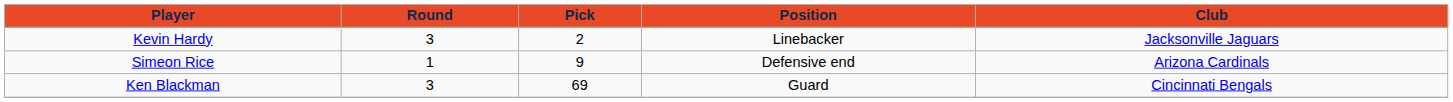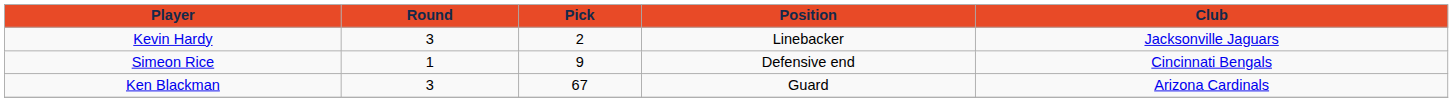(1212, 62) Arizona Cardinals -> (1212, 62) Cincinnati Bengals
(580, 85) 69 -> (580, 85) 67
(1212, 85) Cincinnati Bengals -> (1212, 85) Arizona Cardinals
